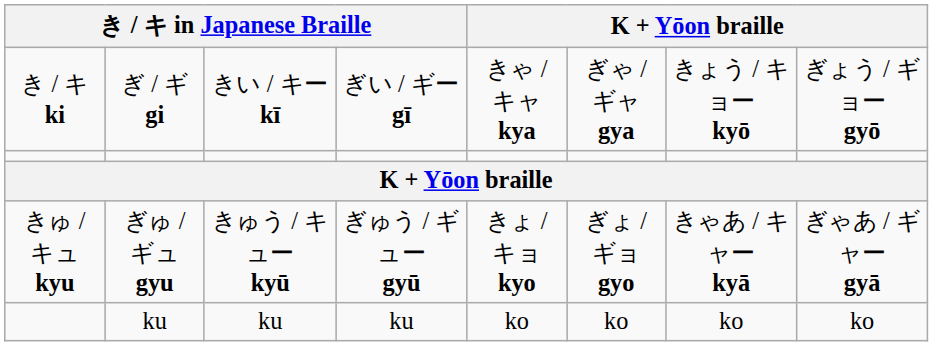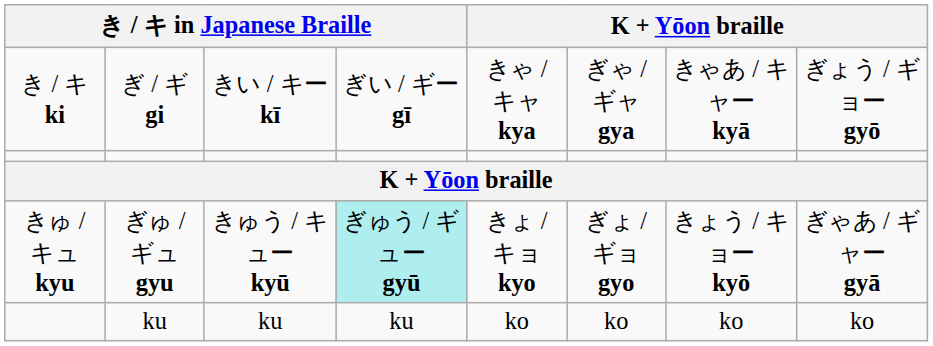(731, 99) きょう / キョー kyō -> (731, 99) きゃあ / キャー kyā
(401, 251) no background -> (401, 251) paleturquoise background
(731, 251) きゃあ / キャー kyā -> (731, 251) きょう / キョー kyō
